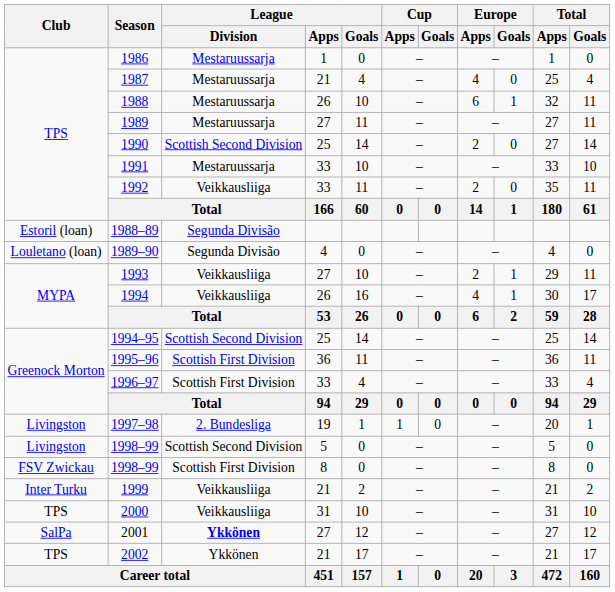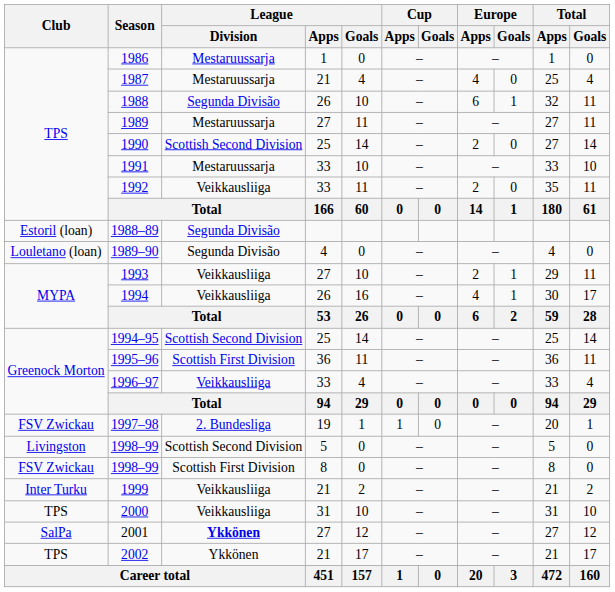(234, 101) Mestaruussarja -> (234, 101) Segunda Divisão
(234, 381) Scottish First Division -> (234, 381) Veikkausliiga
(56, 425) Livingston -> (56, 425) FSV Zwickau
